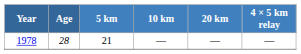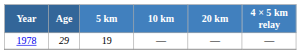(64, 41) 28 -> (64, 41) 29
(107, 41) 21 -> (107, 41) 19
